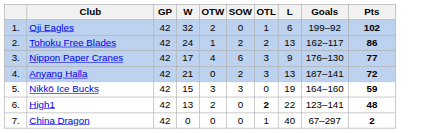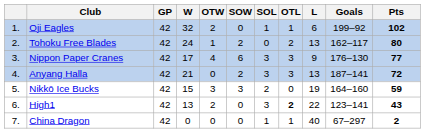+ column: (267, 12)
(372, 43) 86 -> (396, 43) 80
(372, 105) 48 -> (396, 105) 43
